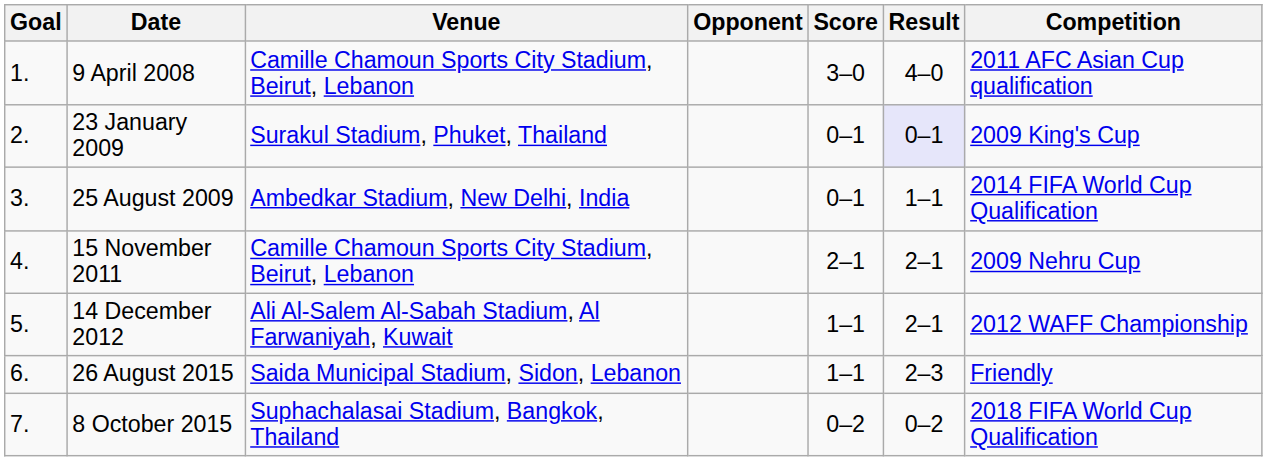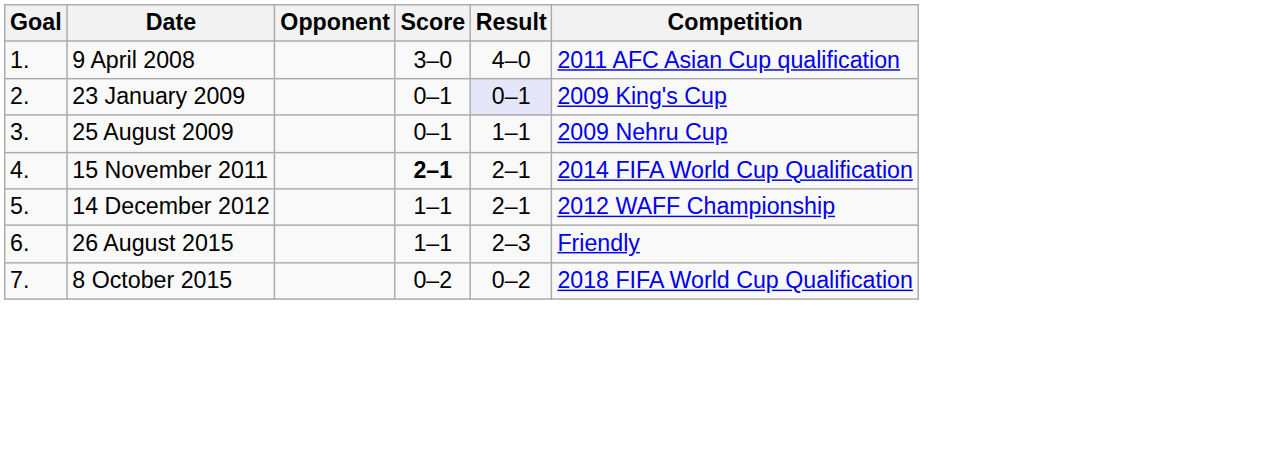- column: (466, 22)
(1081, 198) 2014 FIFA World Cup Qualification -> (643, 133) 2009 Nehru Cup
(846, 261) normal -> (433, 170) bold
(1055, 261) 2009 Nehru Cup -> (735, 170) 2014 FIFA World Cup Qualification
